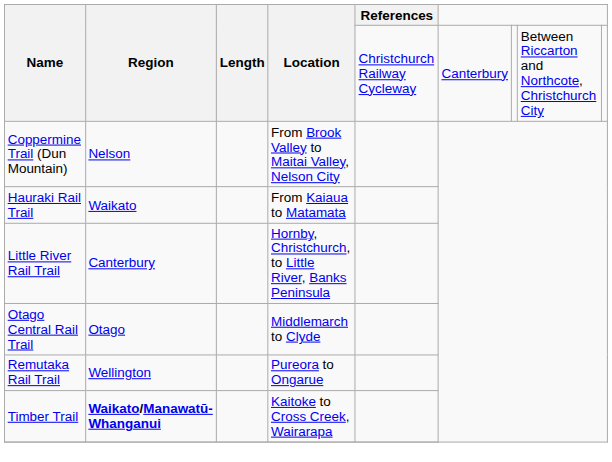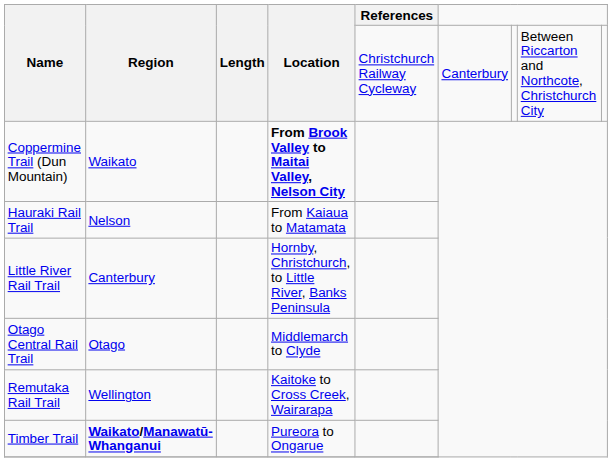(109, 154) Nelson -> (112, 161) Waikato
(310, 154) normal -> (309, 161) bold
(112, 205) Waikato -> (109, 219) Nelson
(302, 372) Pureora to Ongarue -> (310, 394) Kaitoke to Cross Creek, Wairarapa
(310, 416) Kaitoke to Cross Creek, Wairarapa -> (302, 438) Pureora to Ongarue
